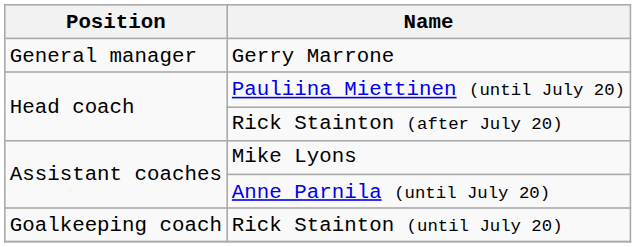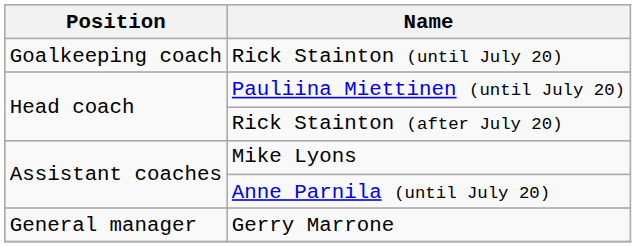rows swapped: (313, 56) <-> (397, 225)
